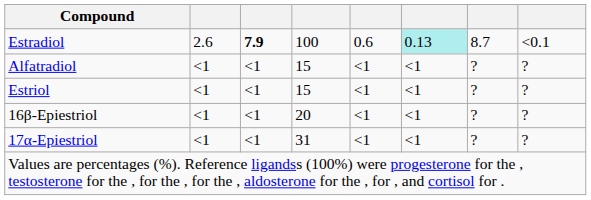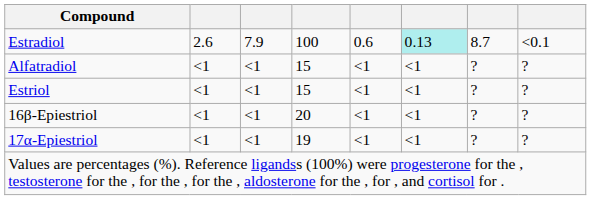(254, 41) bold -> (254, 41) normal
(303, 139) 31 -> (303, 139) 19
